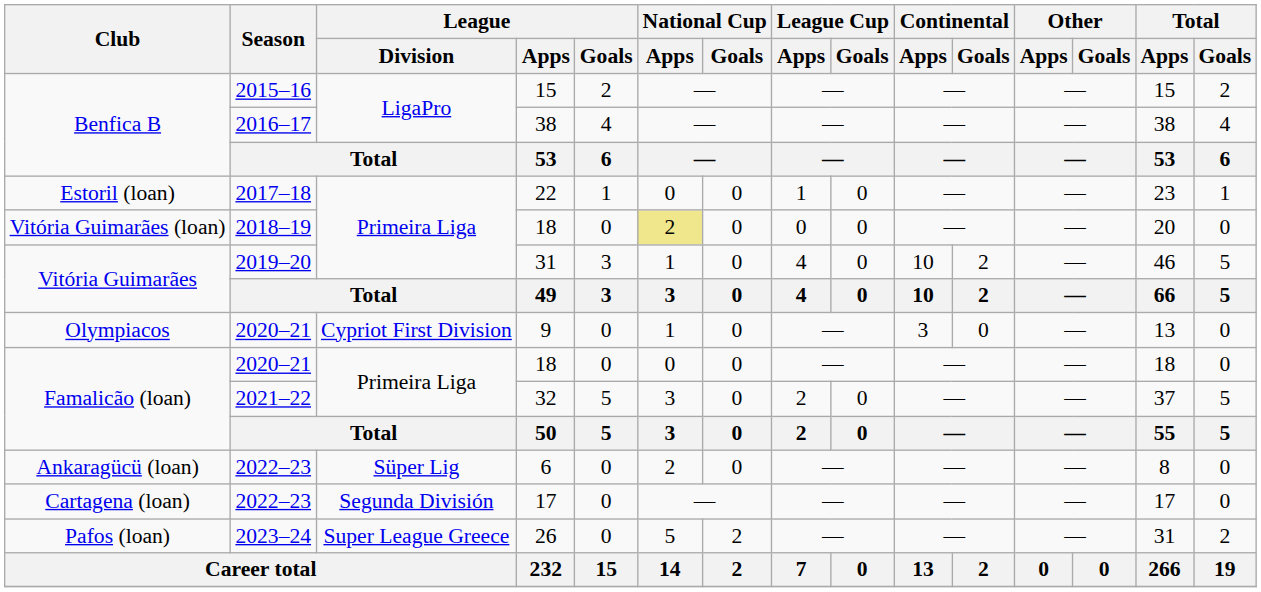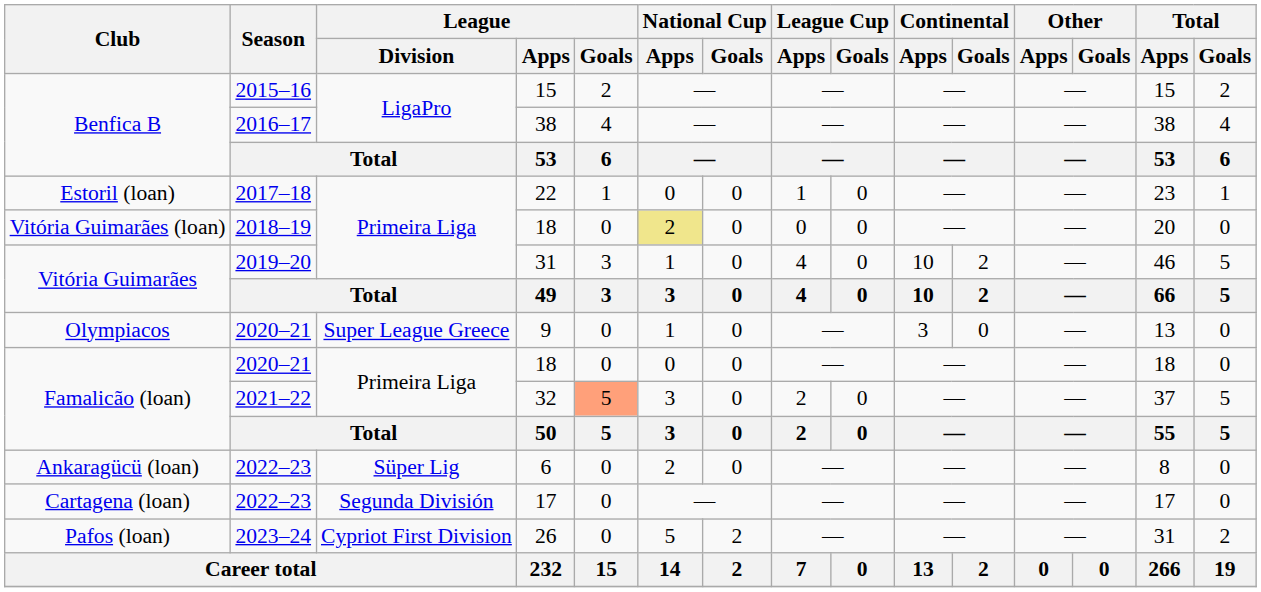(416, 329) Cypriot First Division -> (416, 329) Super League Greece
(606, 398) no background -> (606, 398) lightsalmon background
(416, 535) Super League Greece -> (416, 535) Cypriot First Division
